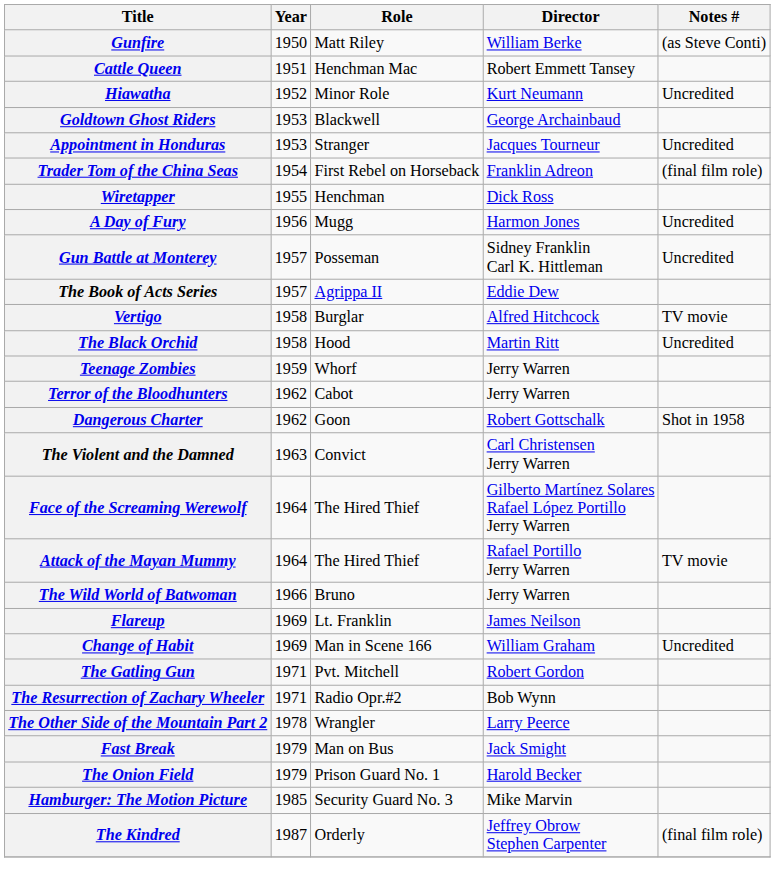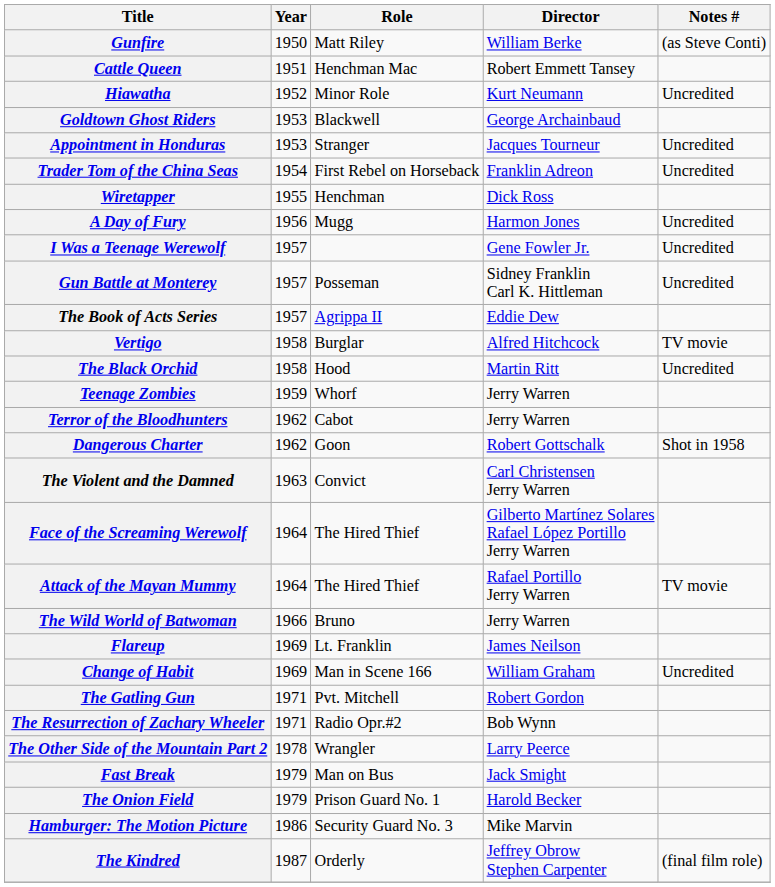(712, 171) (final film role) -> (698, 171) Uncredited
+ row: (138, 247)
(291, 800) 1985 -> (291, 825) 1986
